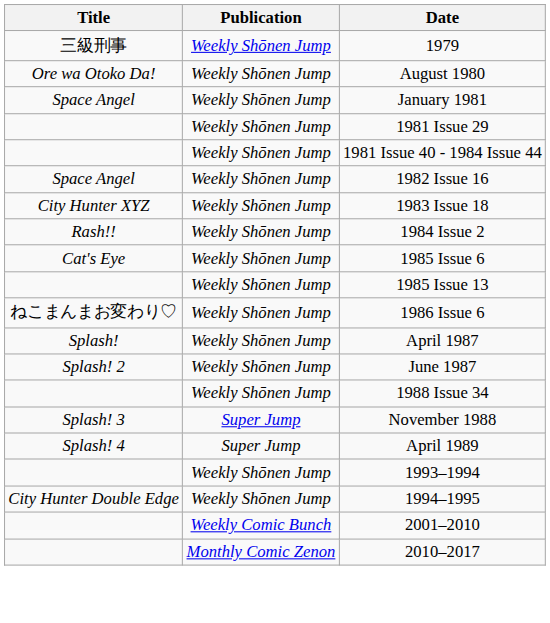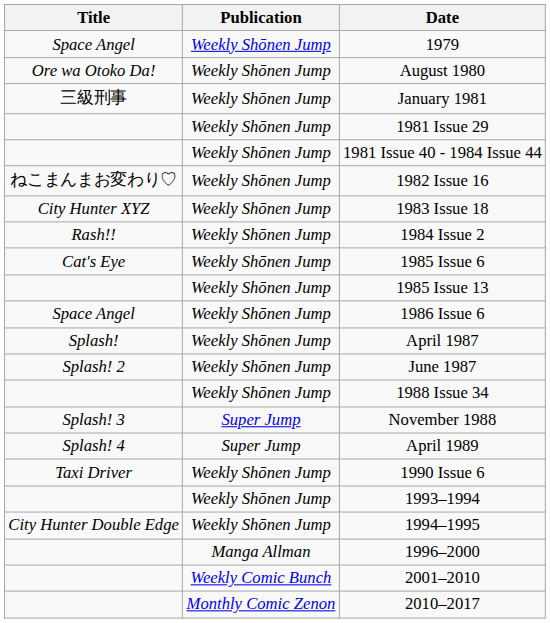(94, 45) 三級刑事 -> (94, 44) Space Angel
(94, 99) Space Angel -> (94, 97) 三級刑事
(94, 179) Space Angel -> (94, 180) ねこまんまお変わり♡
(94, 312) ねこまんまお変わり♡ -> (94, 314) Space Angel
+ row: (442, 472)
+ row: (442, 551)
